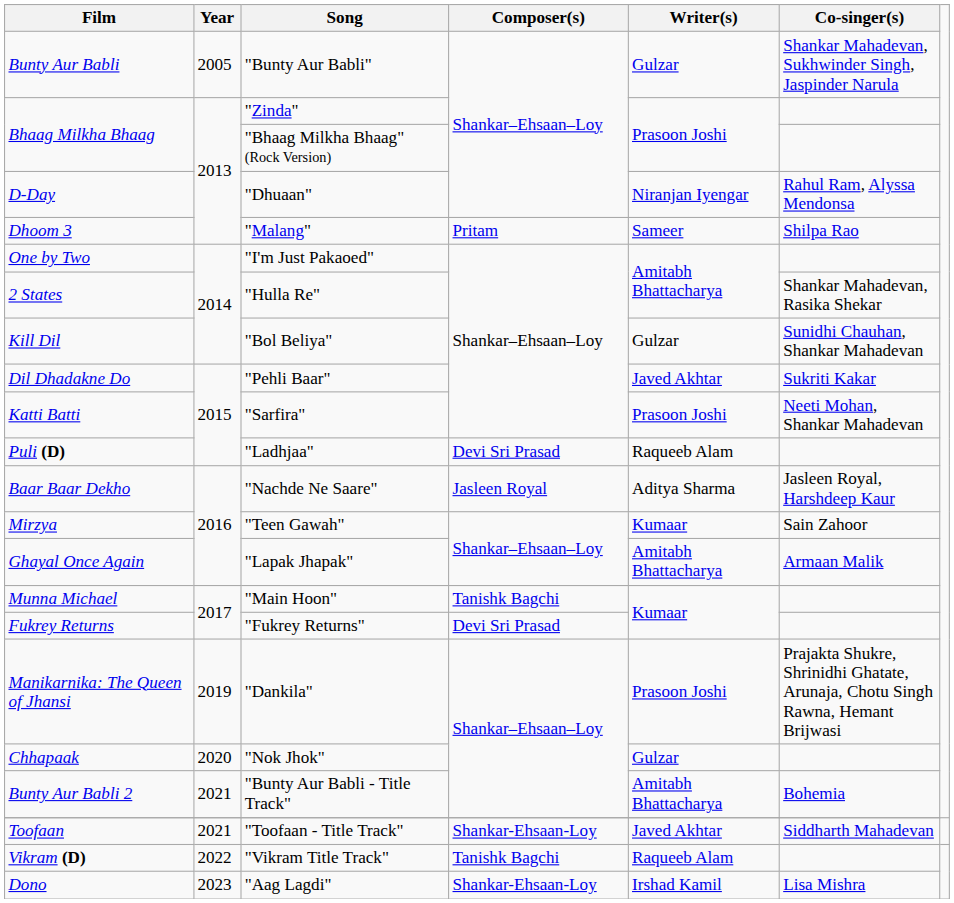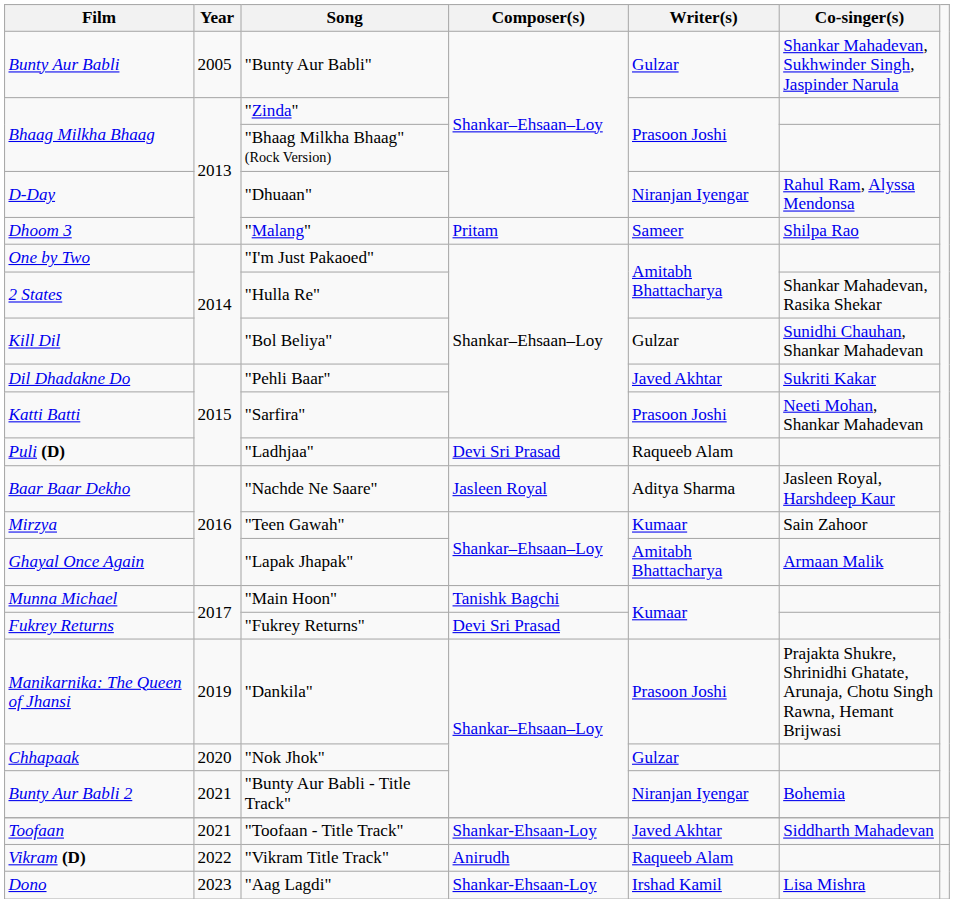(677, 793) Amitabh Bhattacharya -> (690, 793) Niranjan Iyengar
(506, 857) Tanishk Bagchi -> (481, 857) Anirudh
